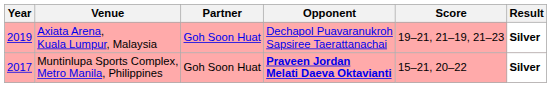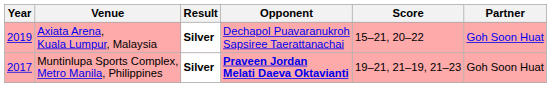columns swapped: (222, 14) <-> (527, 14)
(451, 38) 19–21, 21–19, 21–23 -> (389, 38) 15–21, 20–22
(432, 68) 15–21, 20–22 -> (408, 68) 19–21, 21–19, 21–23
